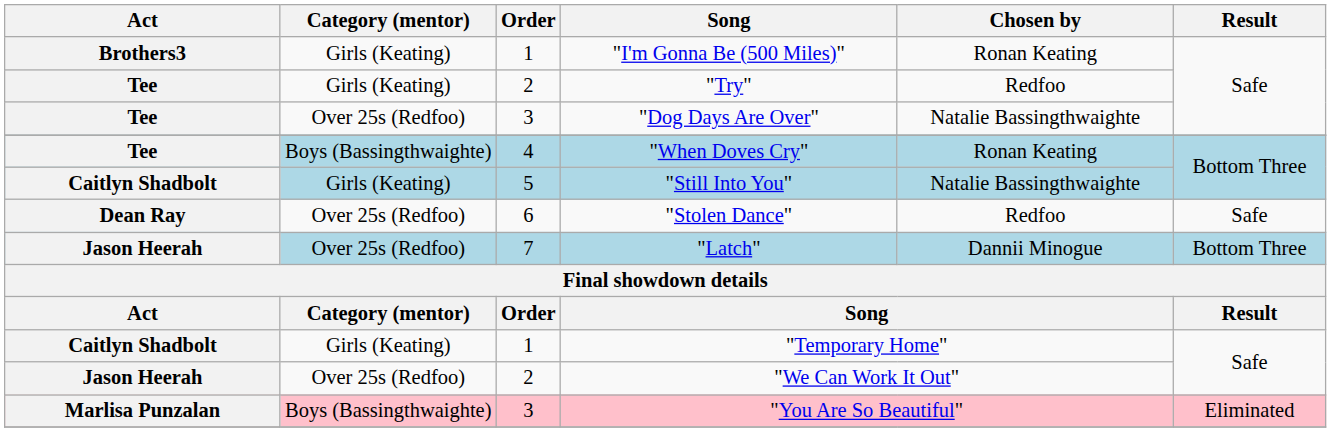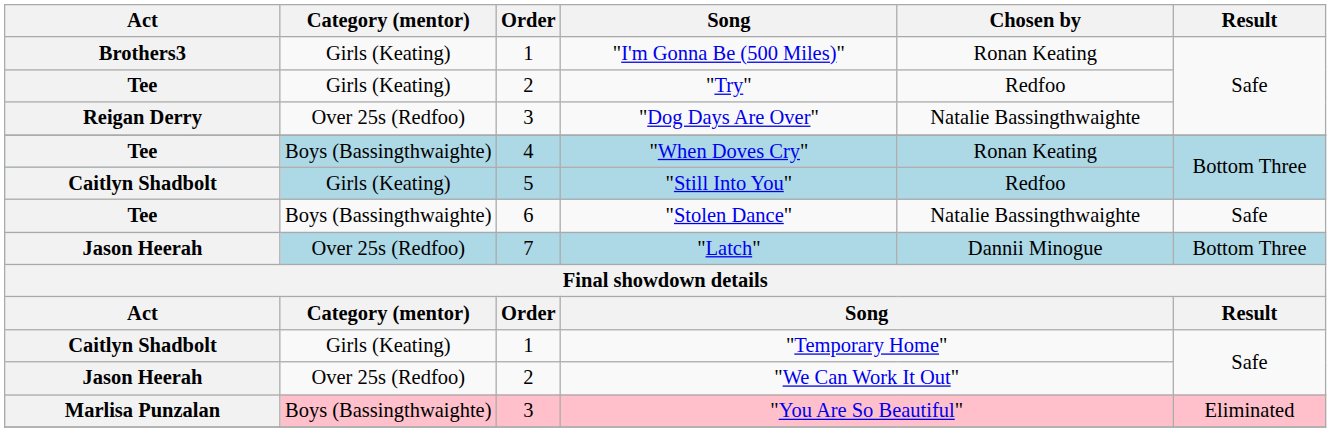(142, 118) Tee -> (142, 118) Reigan Derry
(1035, 183) Natalie Bassingthwaighte -> (1035, 183) Redfoo
(142, 215) Dean Ray -> (142, 215) Tee
(388, 215) Over 25s (Redfoo) -> (388, 215) Boys (Bassingthwaighte)
(1035, 215) Redfoo -> (1035, 215) Natalie Bassingthwaighte
